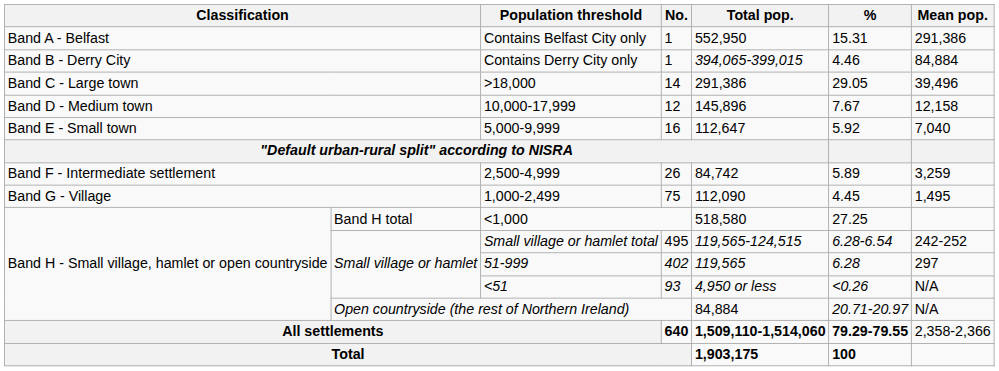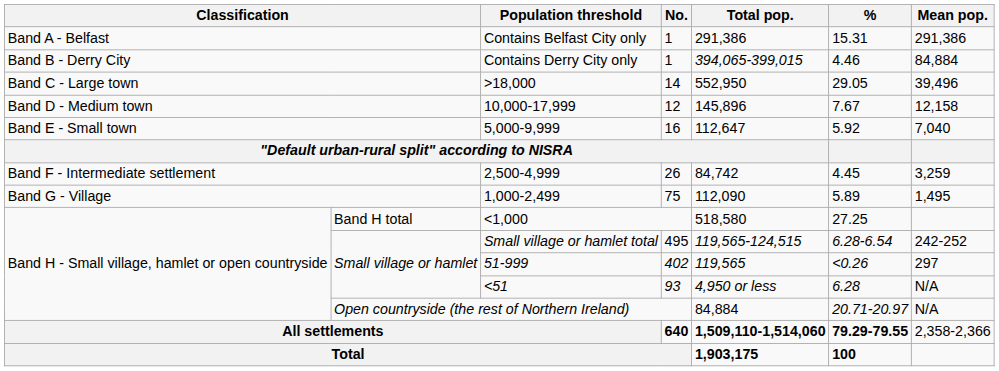(721, 38) 552,950 -> (721, 38) 291,386
(721, 83) 291,386 -> (721, 83) 552,950
(846, 173) 5.89 -> (846, 173) 4.45
(846, 196) 4.45 -> (846, 196) 5.89
(846, 264) 6.28 -> (850, 264) <0.26
(850, 286) <0.26 -> (846, 286) 6.28
